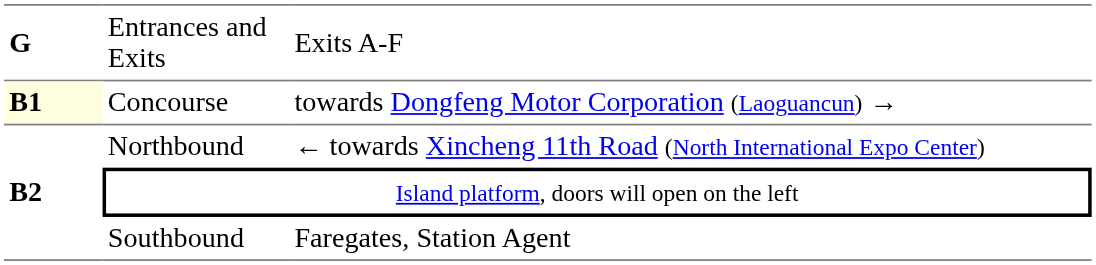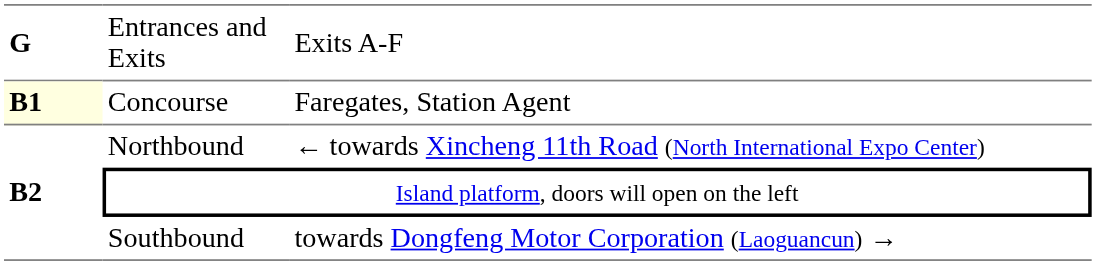(596, 102) towards Dongfeng Motor Corporation (Laoguancun) → -> (432, 102) Faregates, Station Agent
(432, 237) Faregates, Station Agent -> (596, 237) towards Dongfeng Motor Corporation (Laoguancun) →
